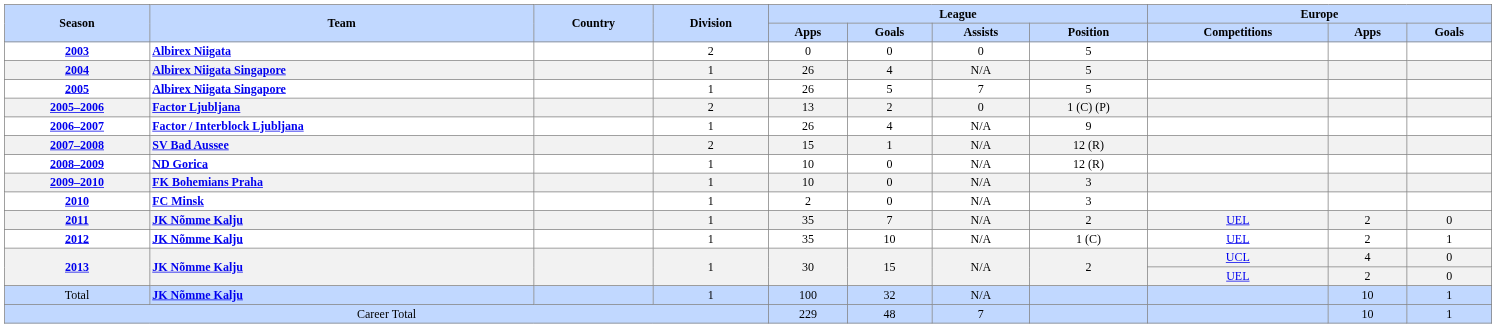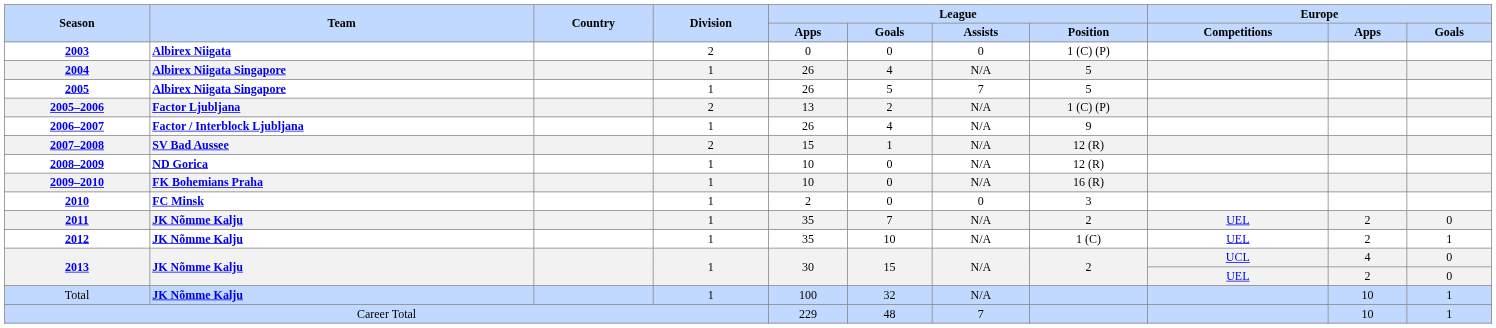(1088, 51) 5 -> (1088, 51) 1 (C) (P)
(981, 107) 0 -> (981, 107) N/A
(1088, 182) 3 -> (1088, 182) 16 (R)
(981, 201) N/A -> (981, 201) 0
